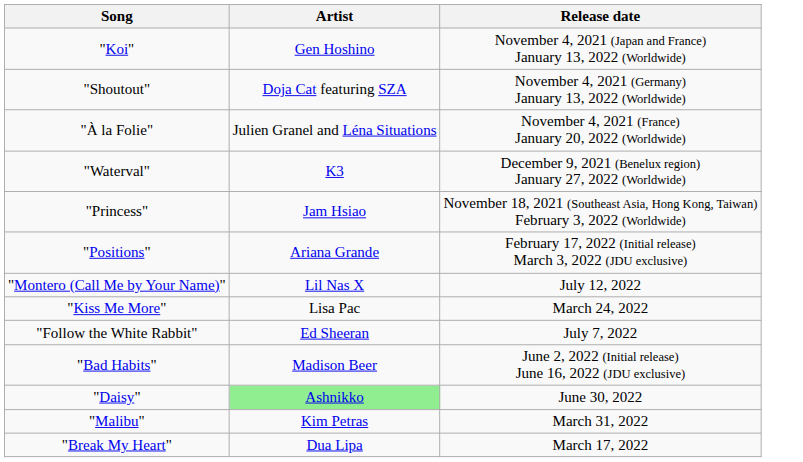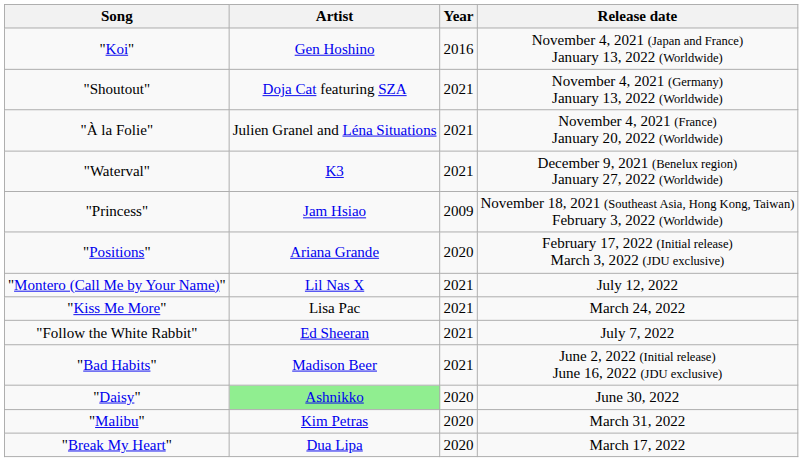+ column: (458, 16)
